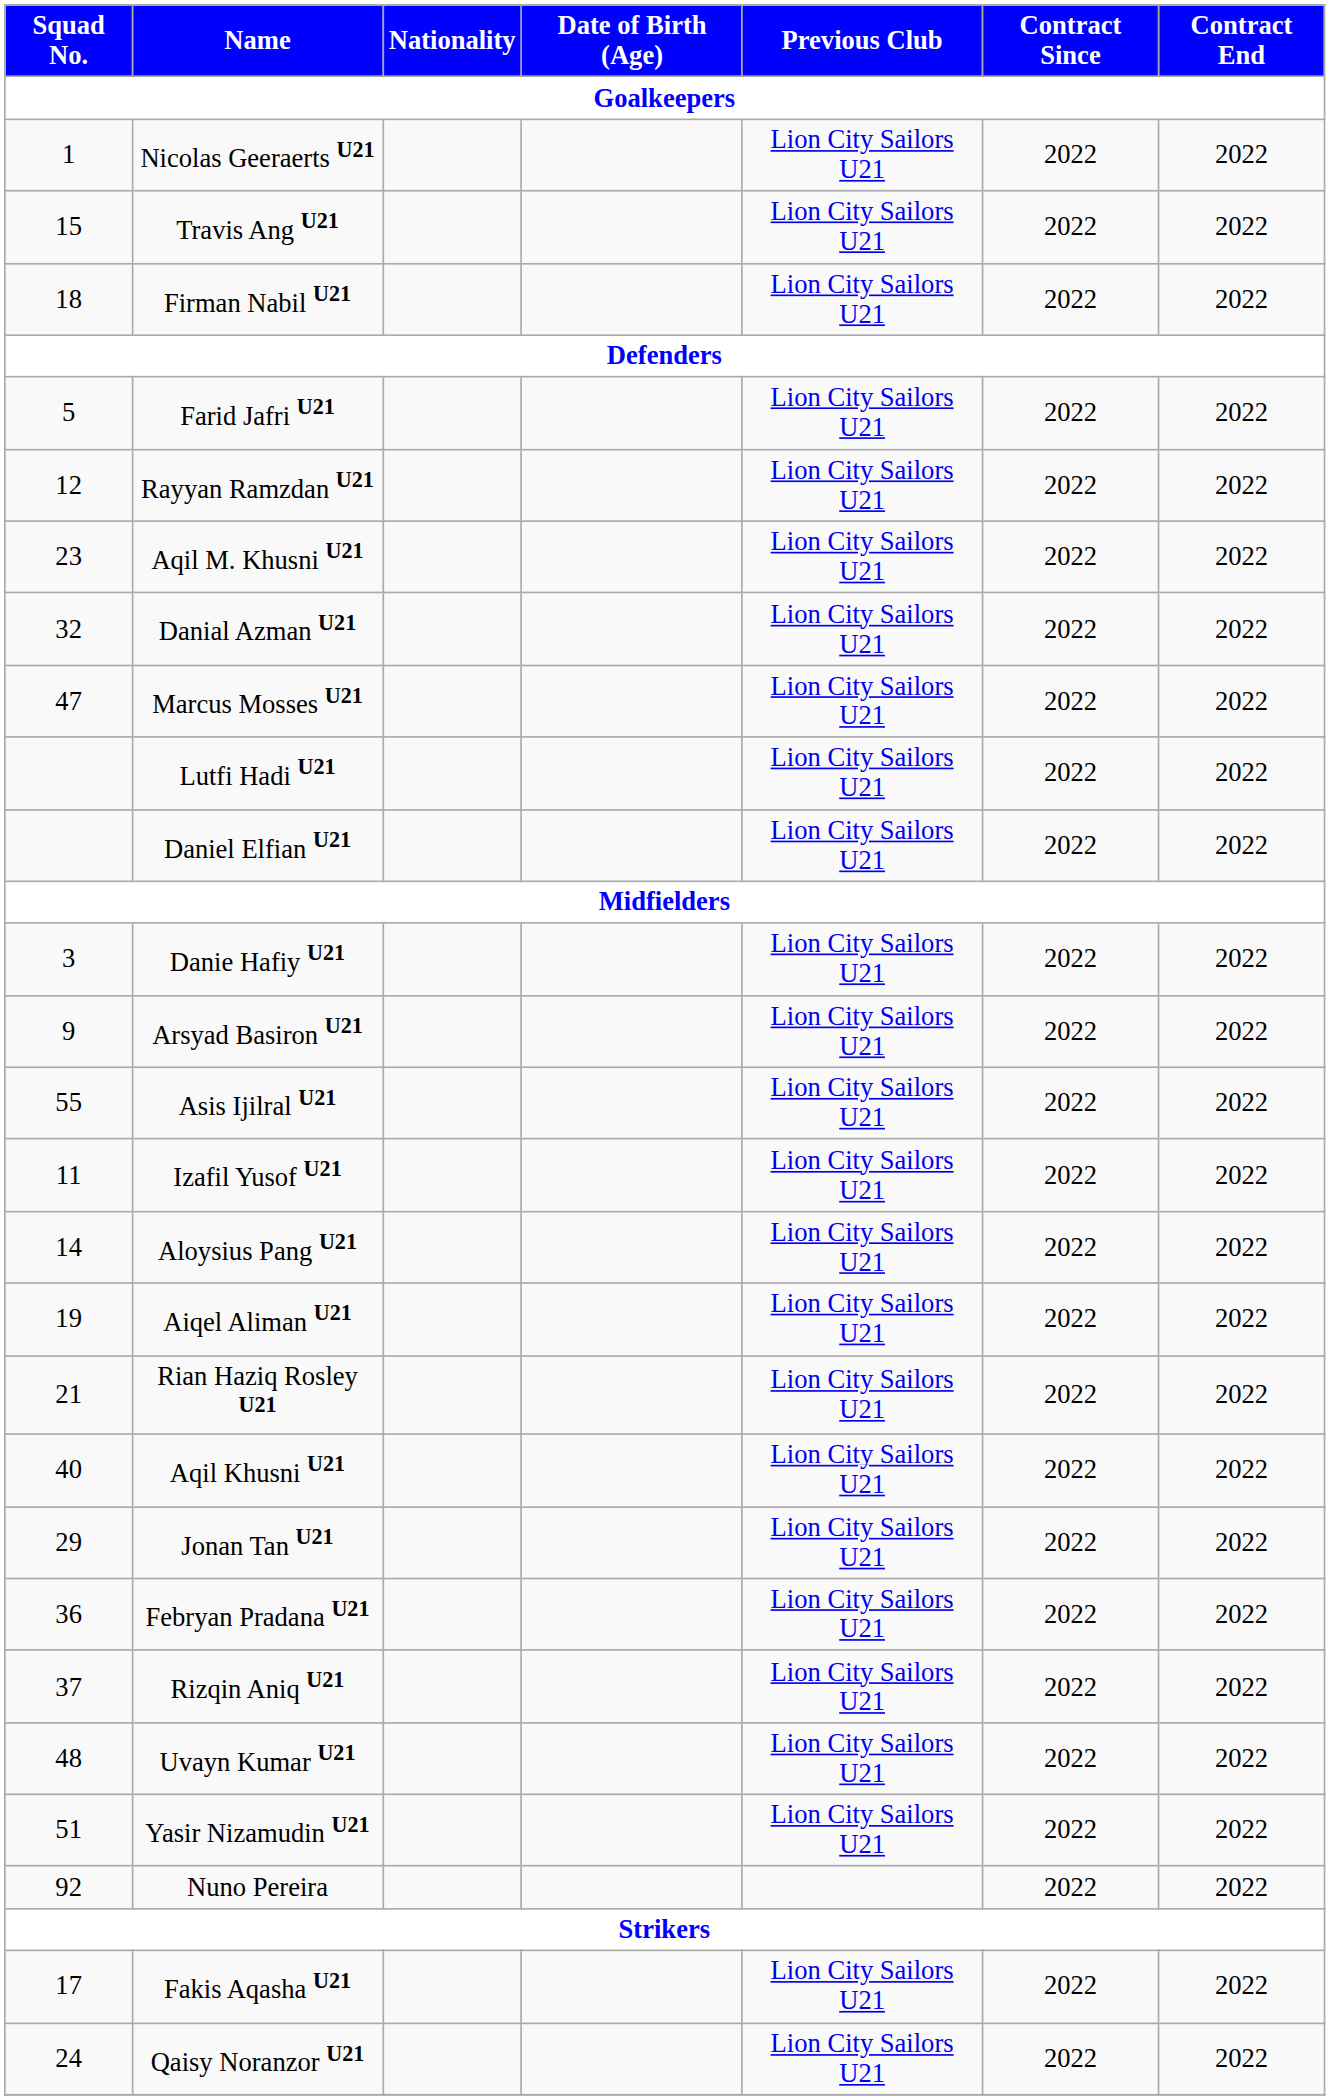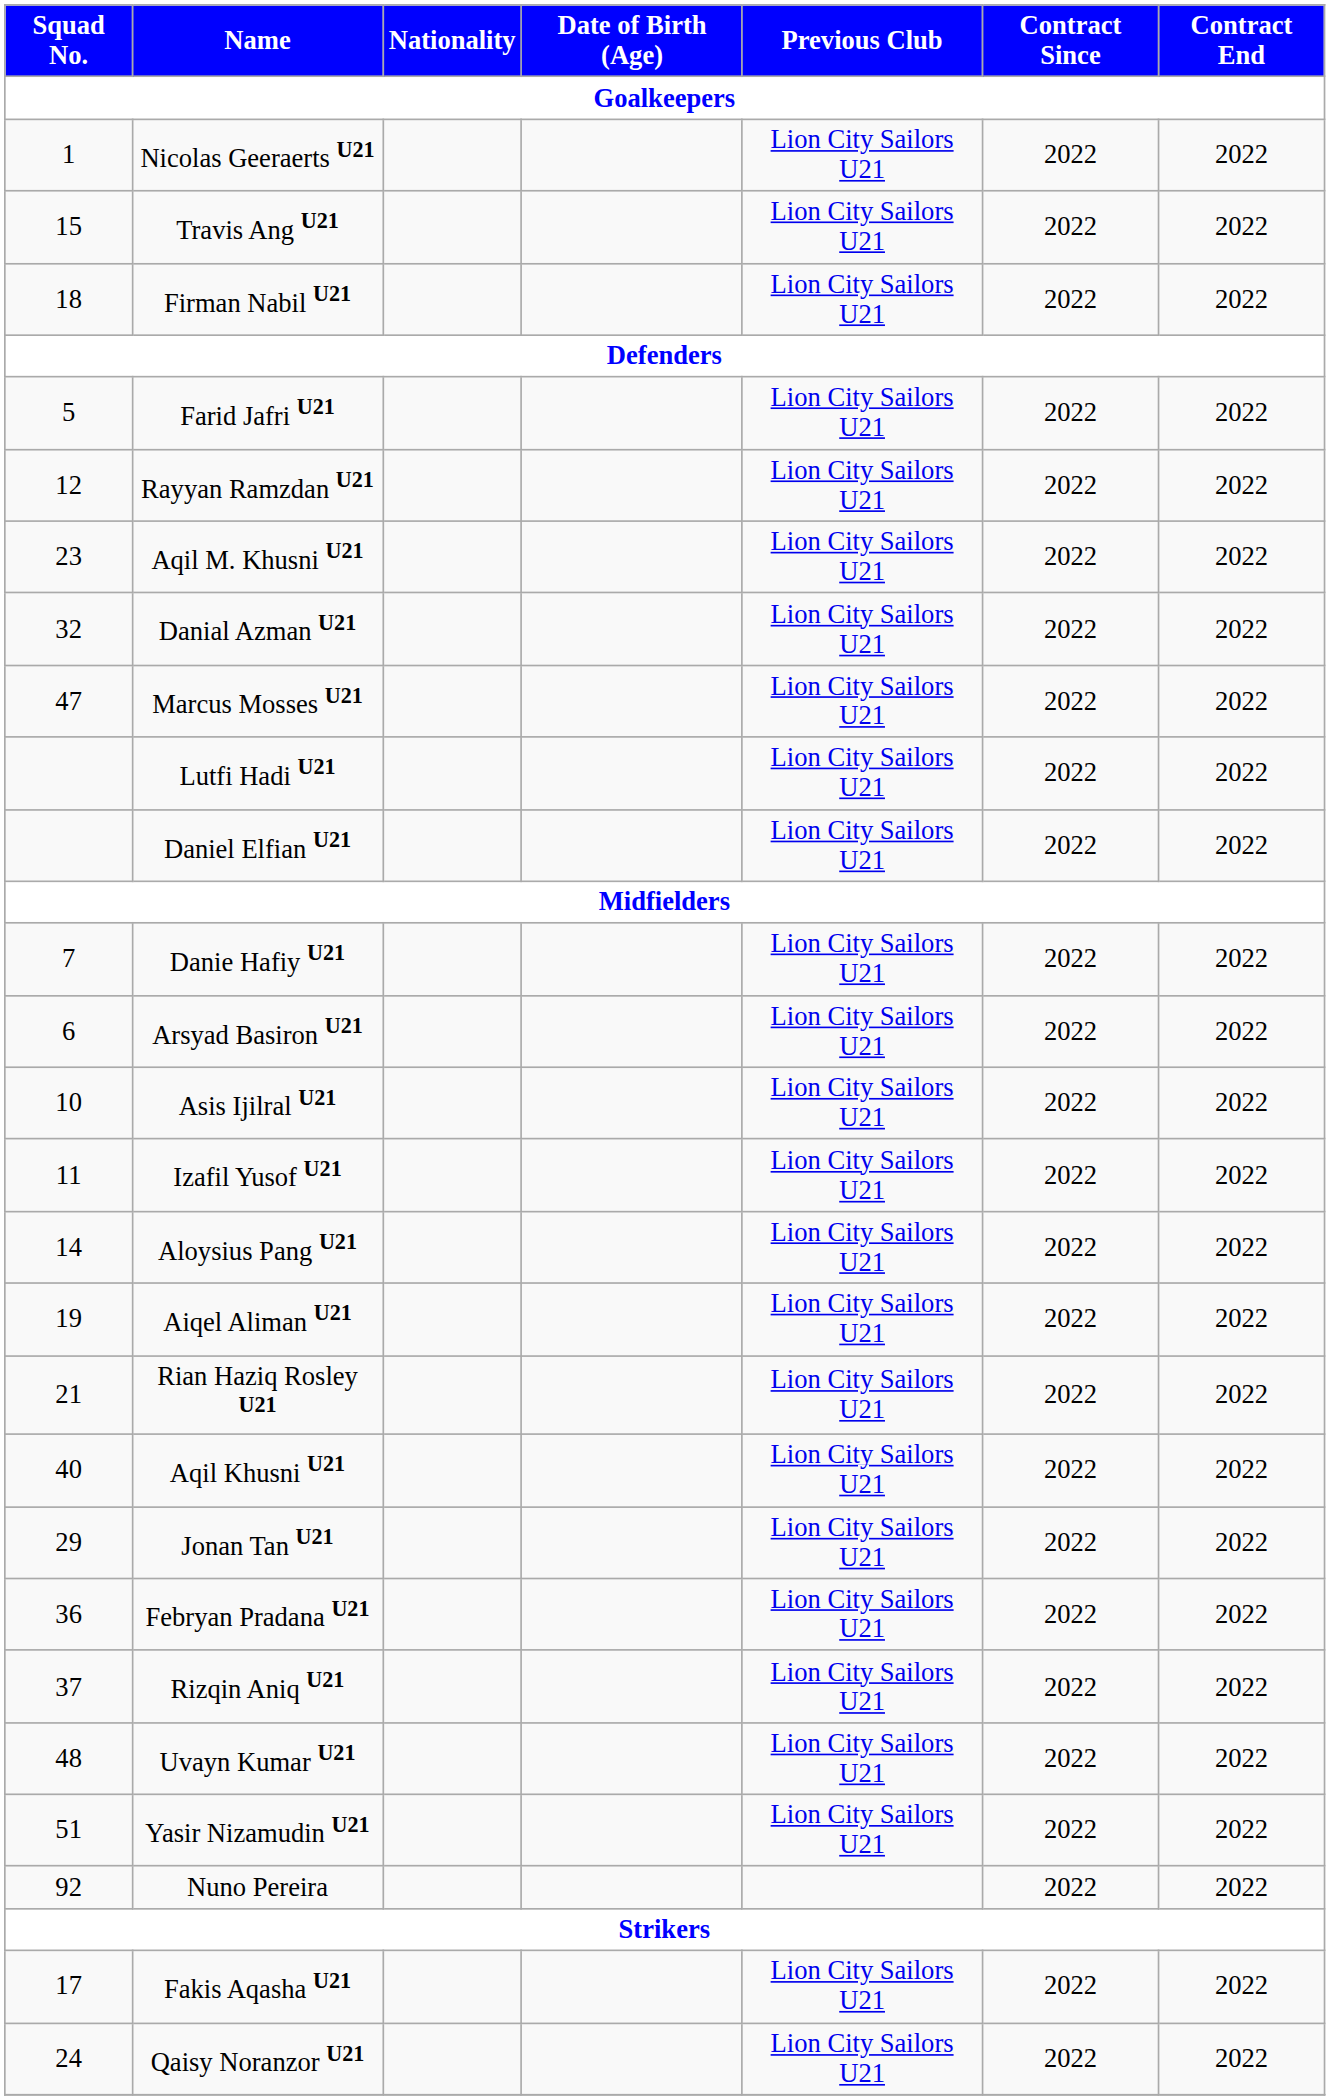(69, 958) 3 -> (69, 958) 7
(69, 1030) 9 -> (69, 1030) 6
(69, 1102) 55 -> (69, 1102) 10
